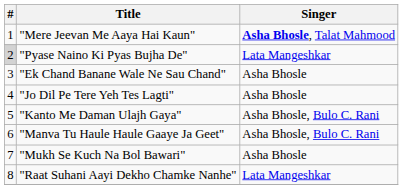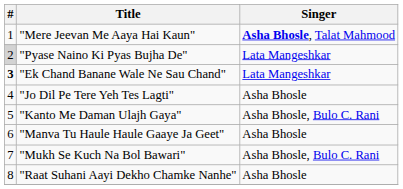(10, 74) normal -> (10, 74) bold
(274, 74) Asha Bhosle -> (286, 74) Lata Mangeshkar
(311, 134) Asha Bhosle, Bulo C. Rani -> (274, 134) Asha Bhosle
(274, 154) Asha Bhosle -> (311, 154) Asha Bhosle, Bulo C. Rani
(286, 174) Lata Mangeshkar -> (274, 174) Asha Bhosle
